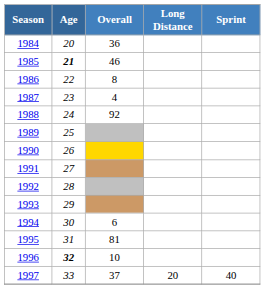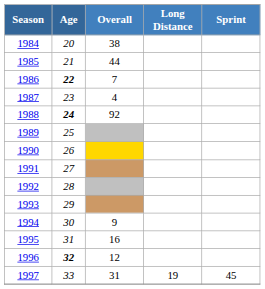(115, 44) 36 -> (115, 44) 38
(69, 61) bold -> (69, 61) normal
(115, 61) 46 -> (115, 61) 44
(69, 79) normal -> (69, 79) bold
(115, 79) 8 -> (115, 79) 7
(69, 115) normal -> (69, 115) bold
(115, 222) 6 -> (115, 222) 9
(115, 239) 81 -> (115, 239) 16
(115, 257) 10 -> (115, 257) 12
(115, 275) 37 -> (115, 275) 31
(173, 275) 20 -> (173, 275) 19
(231, 275) 40 -> (231, 275) 45
